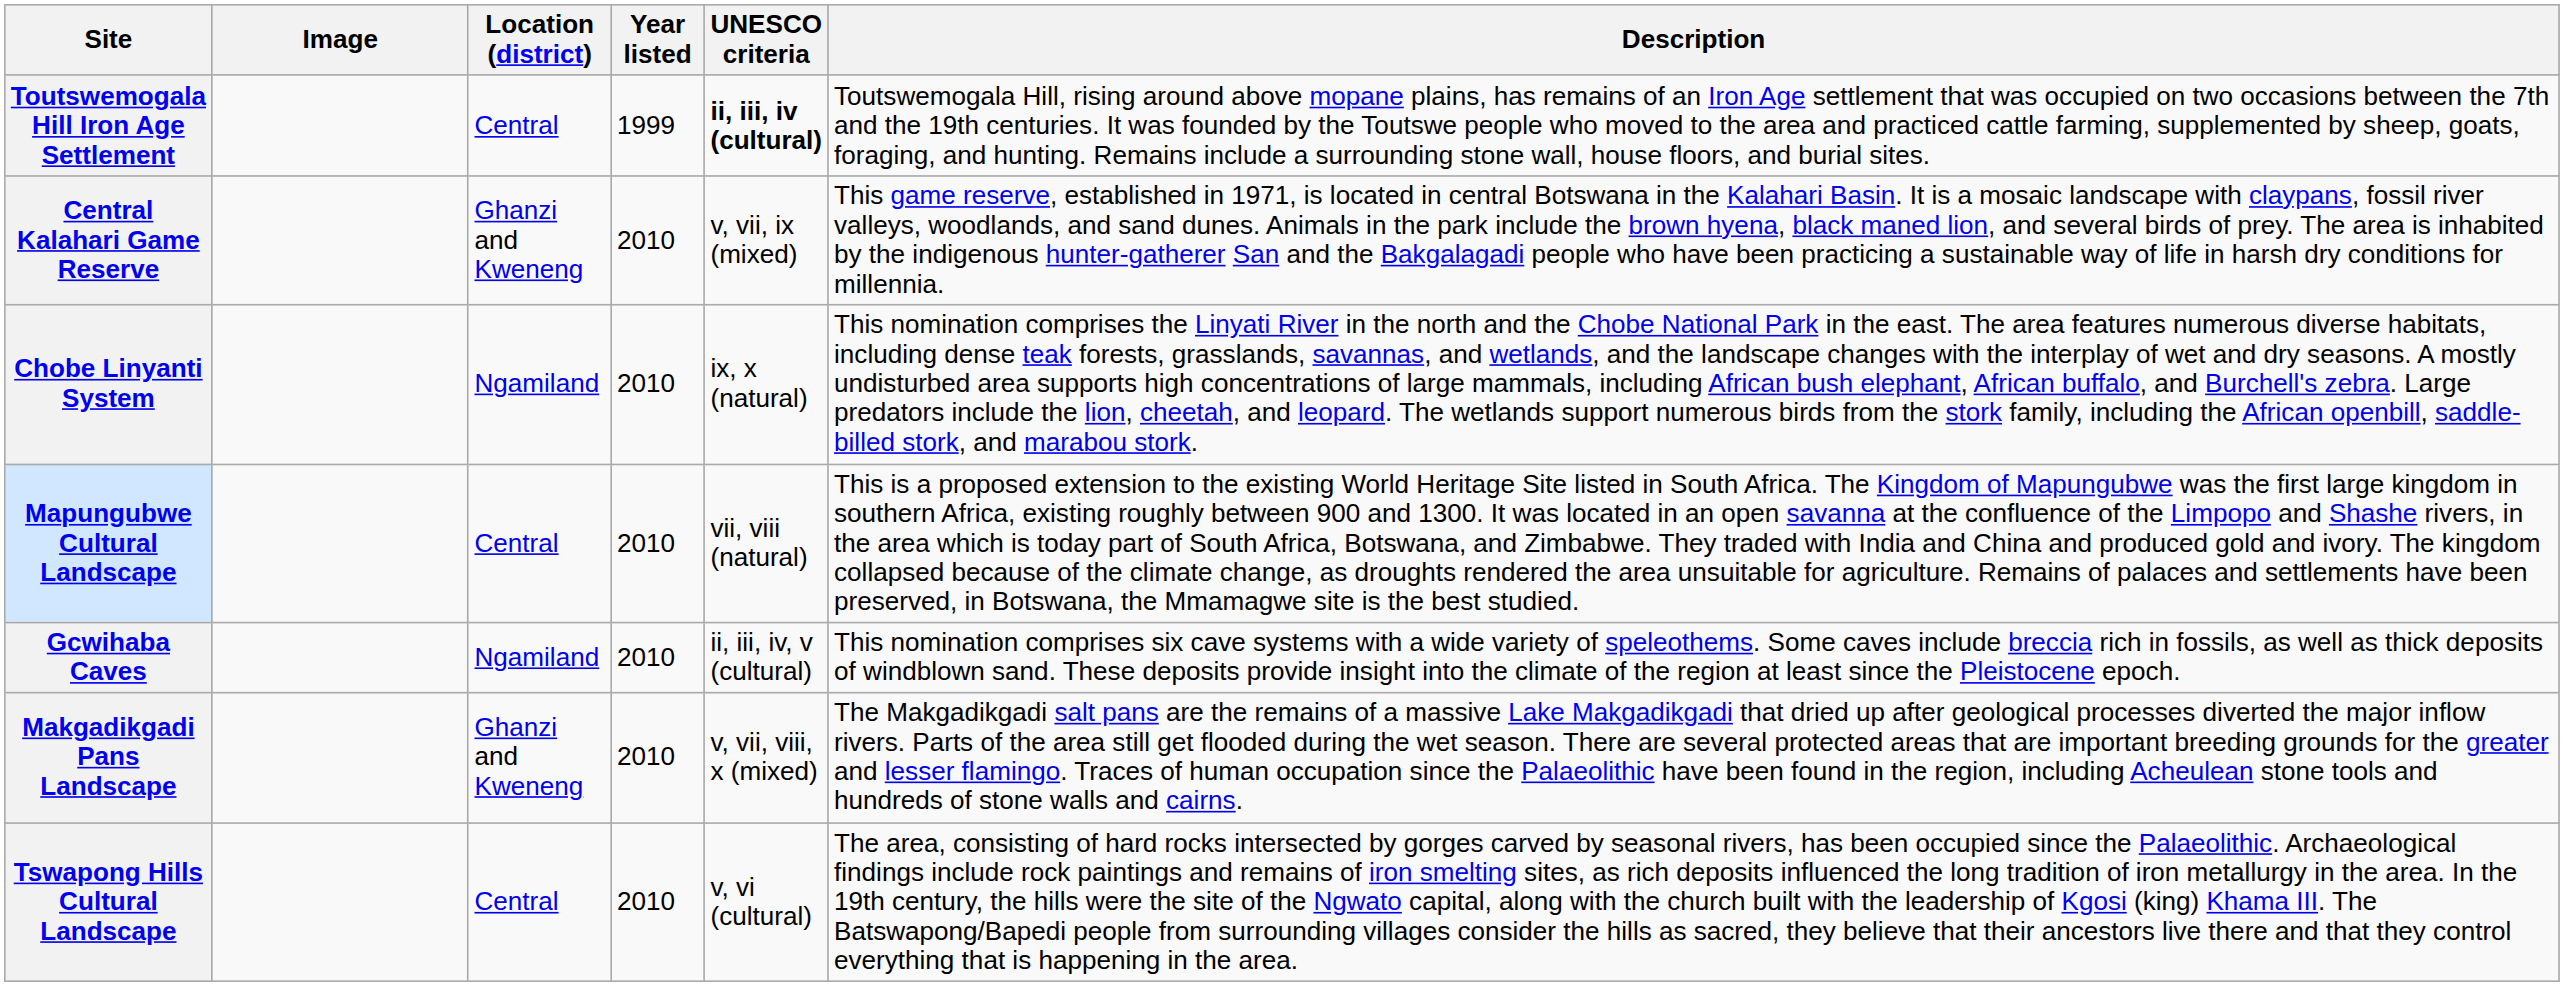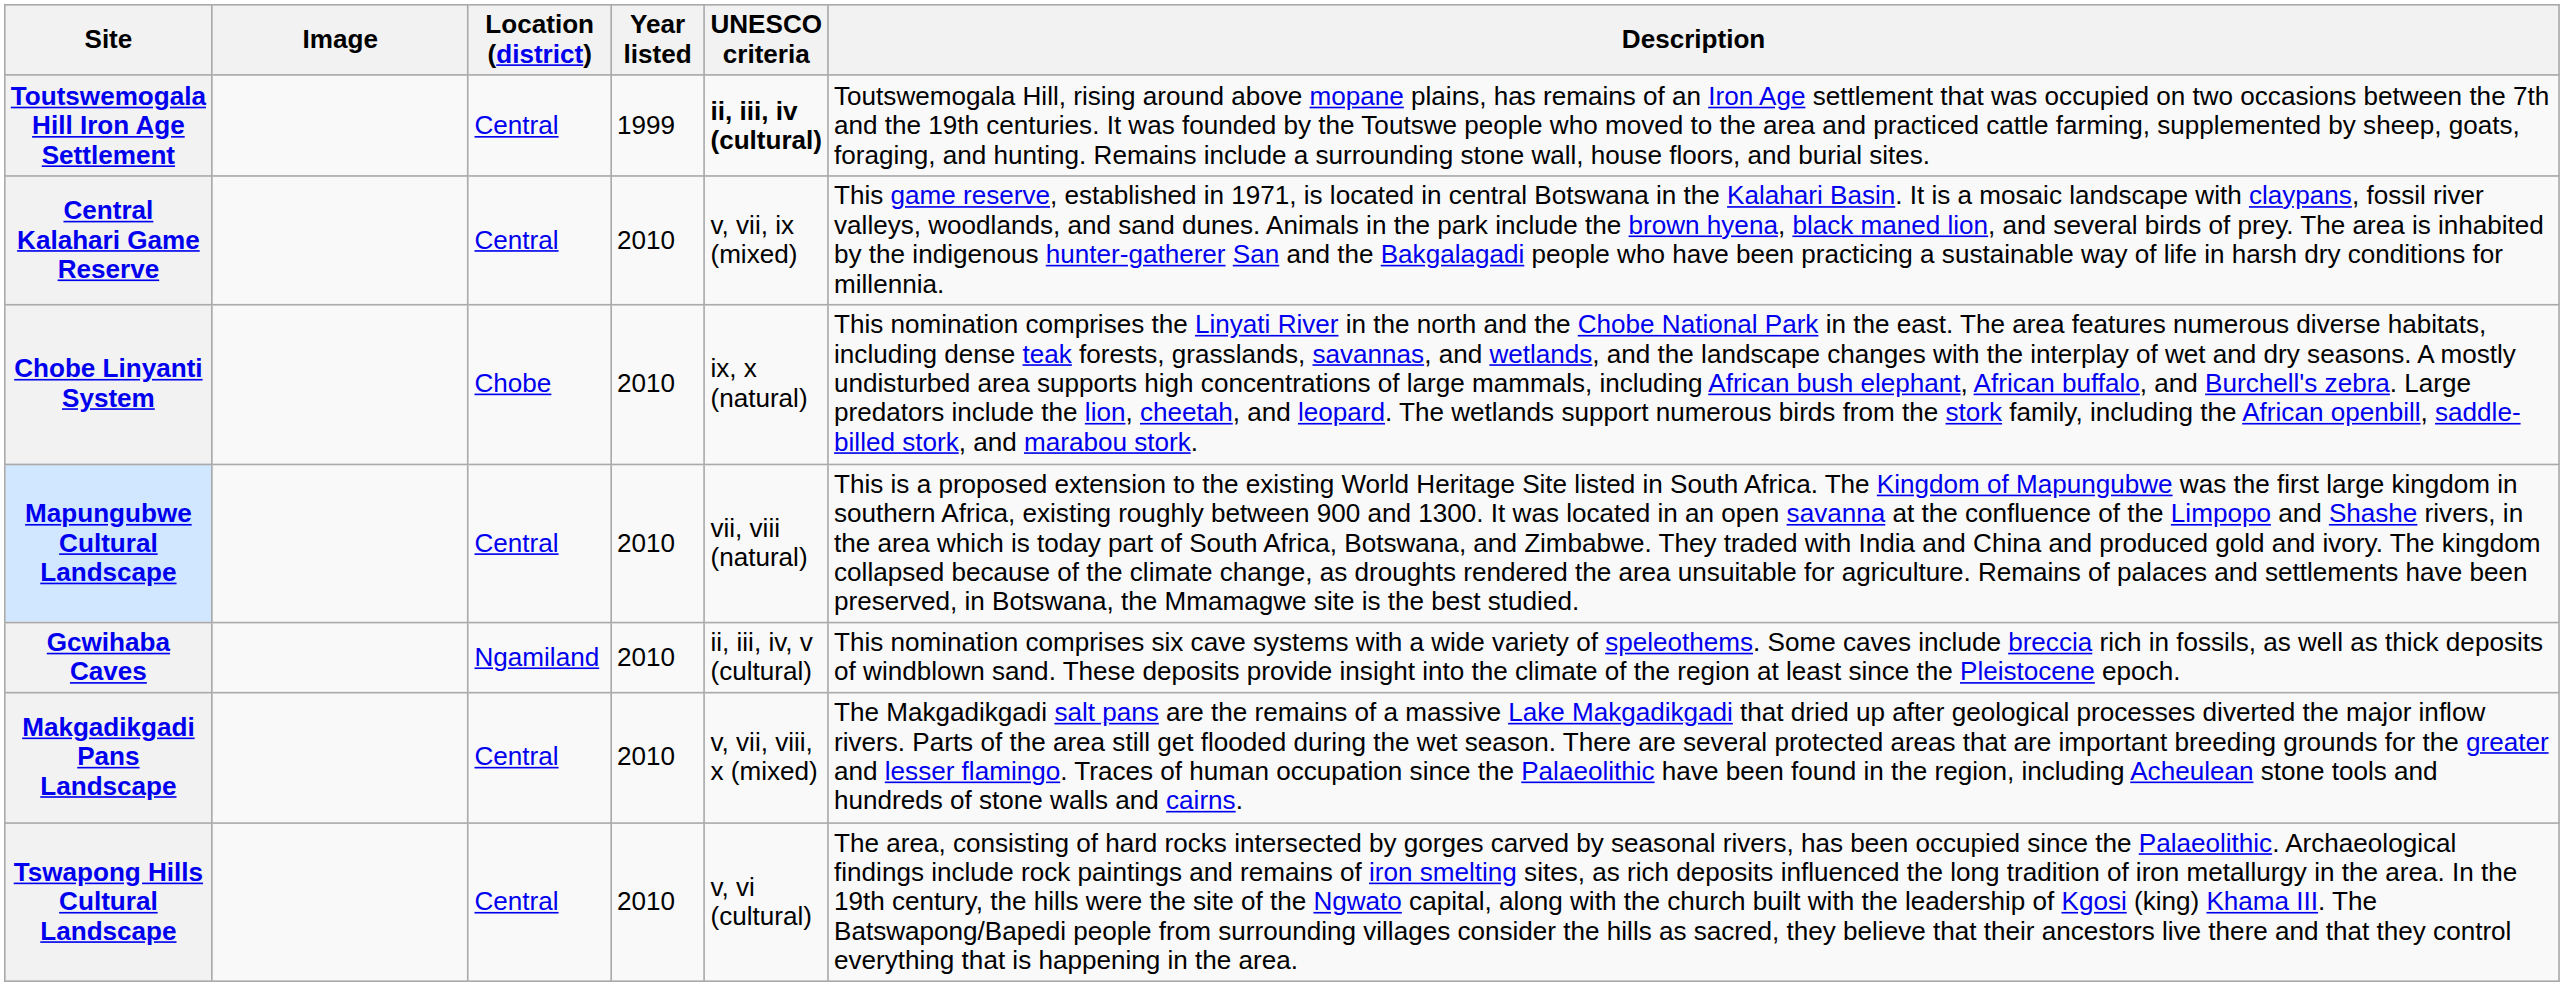(529, 239) Ghanzi and Kweneng -> (517, 239) Central
(537, 383) Ngamiland -> (513, 383) Chobe
(529, 757) Ghanzi and Kweneng -> (517, 757) Central
